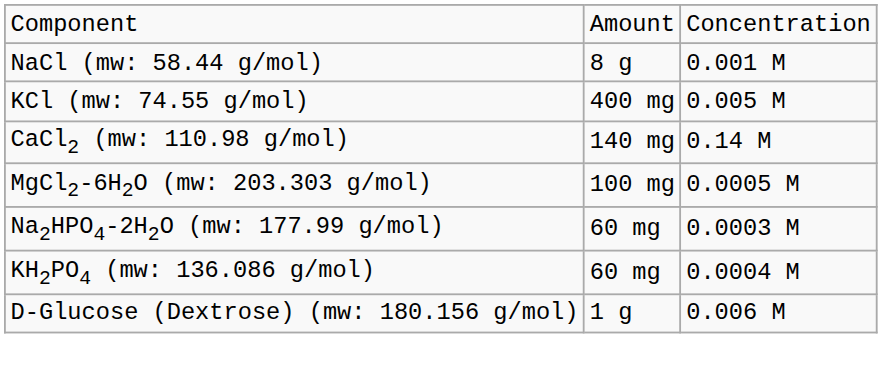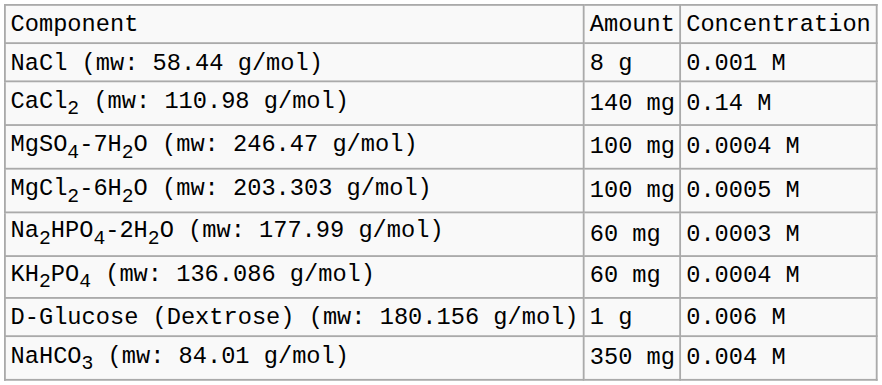- row: (160, 101)
+ row: (214, 147)
+ row: (180, 359)
